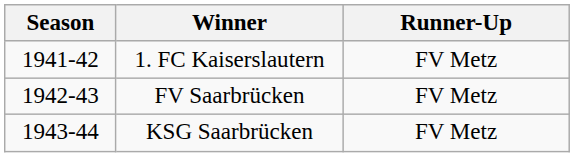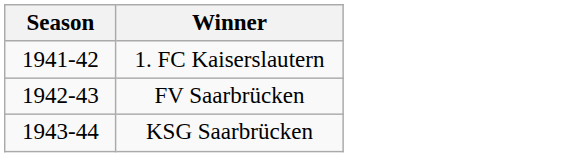- column: (456, 22)
